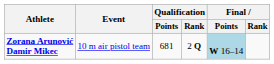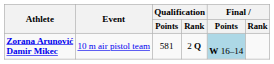(167, 46) 681 -> (167, 46) 581
